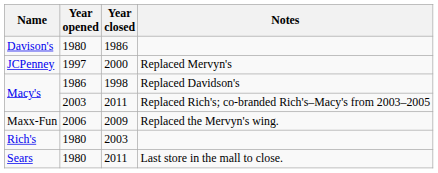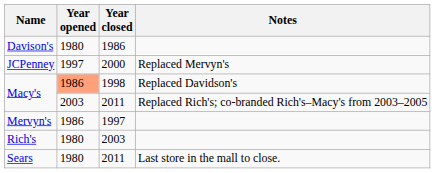(74, 83) no background -> (72, 83) lightsalmon background
- row: (32, 121)
+ row: (29, 121)
